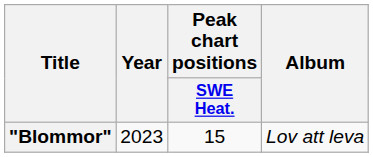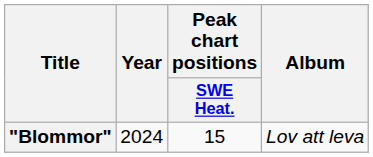(142, 137) 2023 -> (142, 137) 2024
